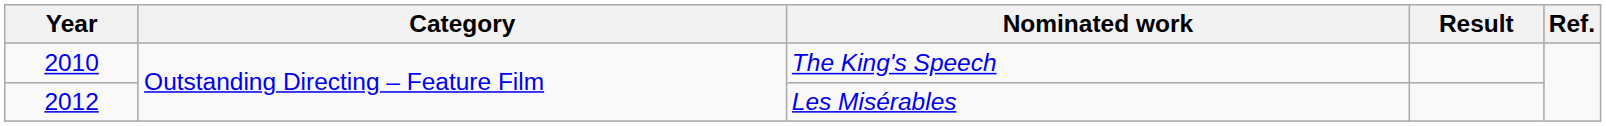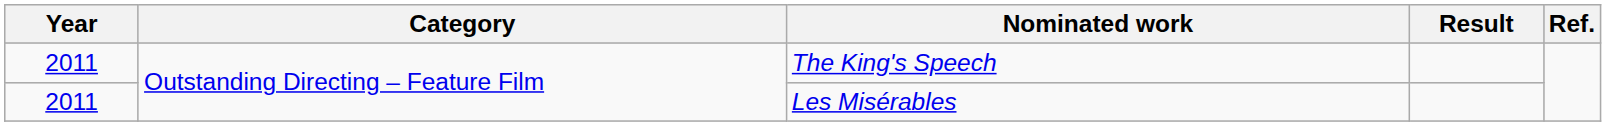(72, 62) 2010 -> (72, 62) 2011
(72, 101) 2012 -> (72, 101) 2011
